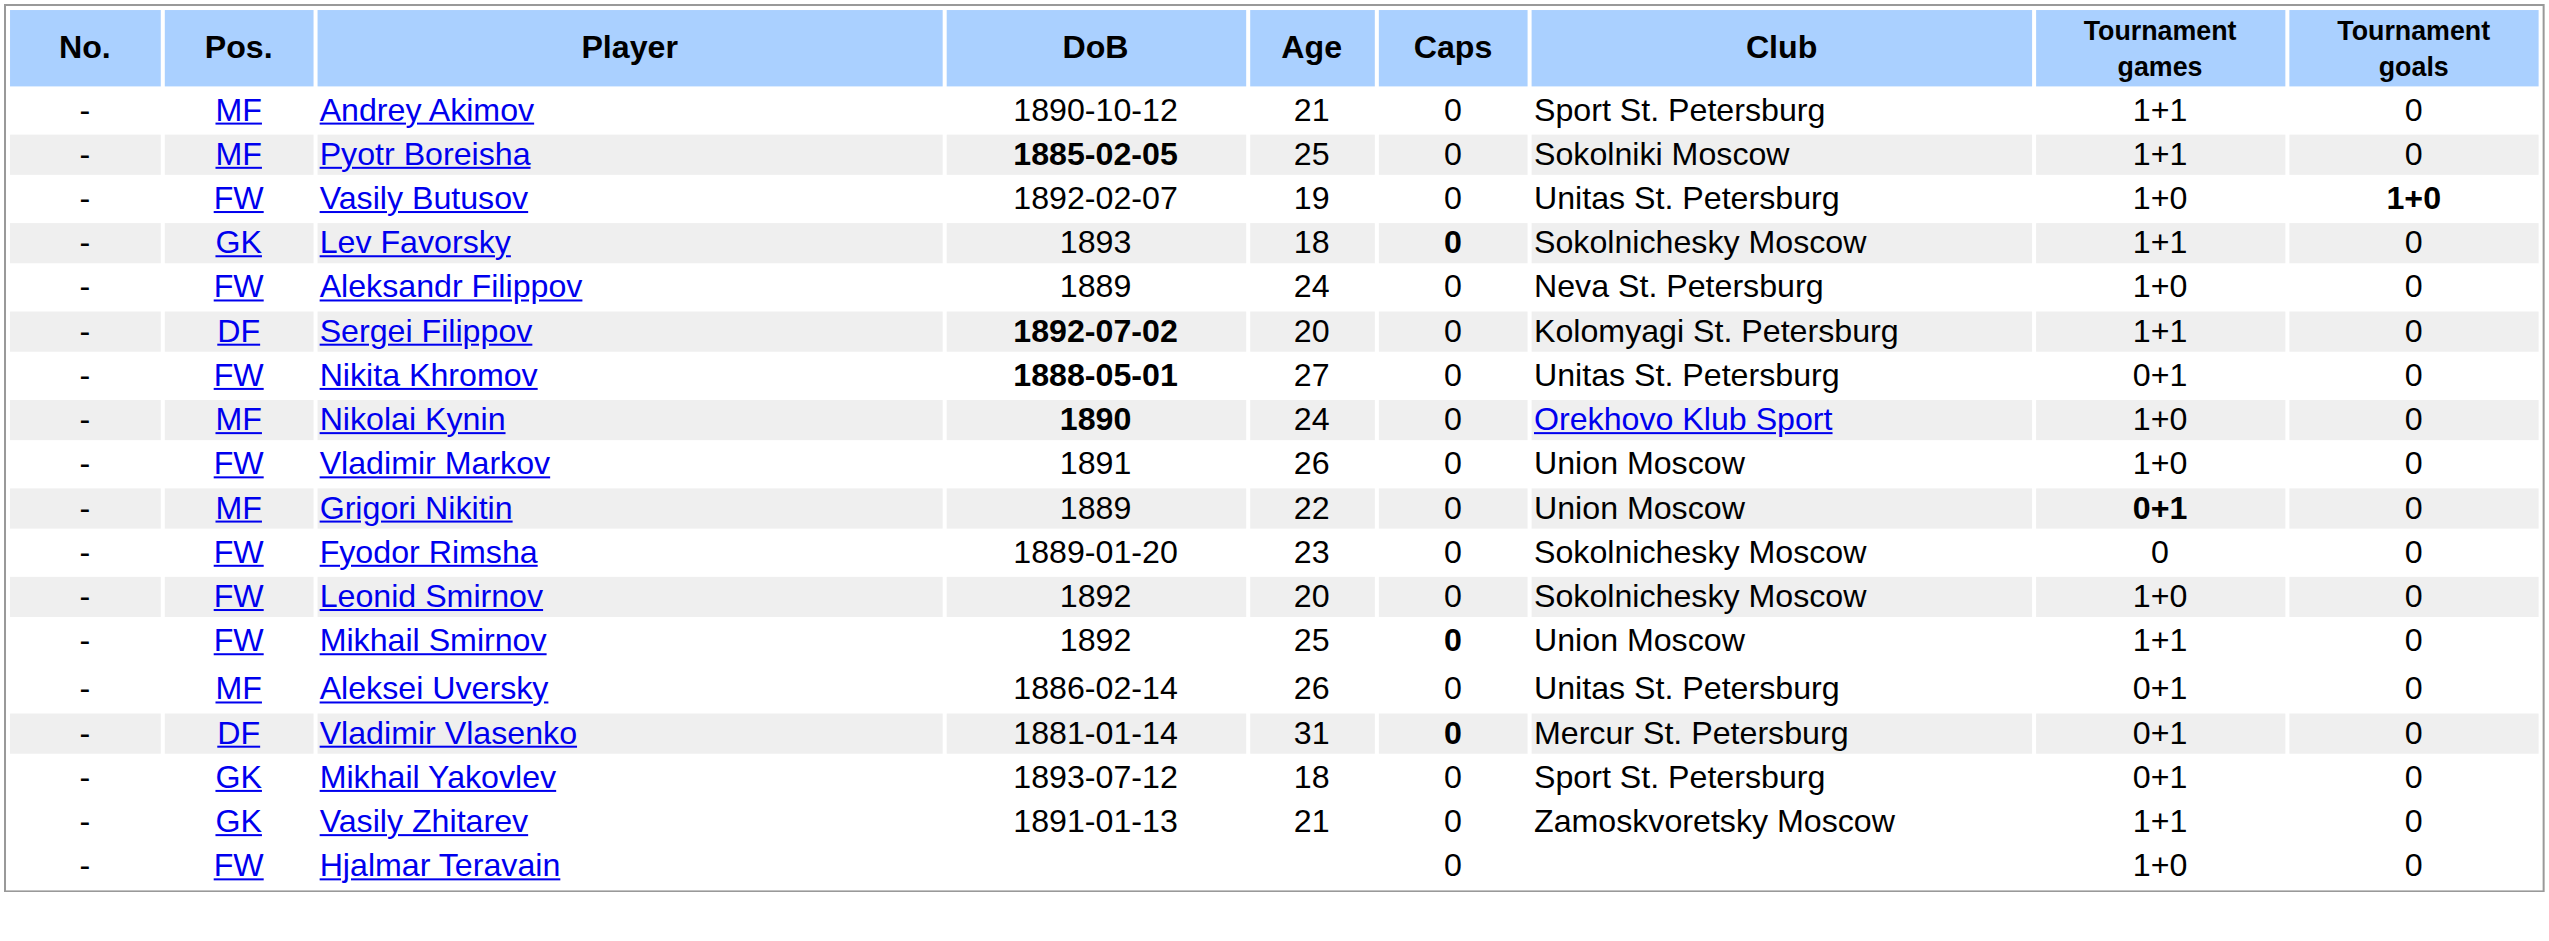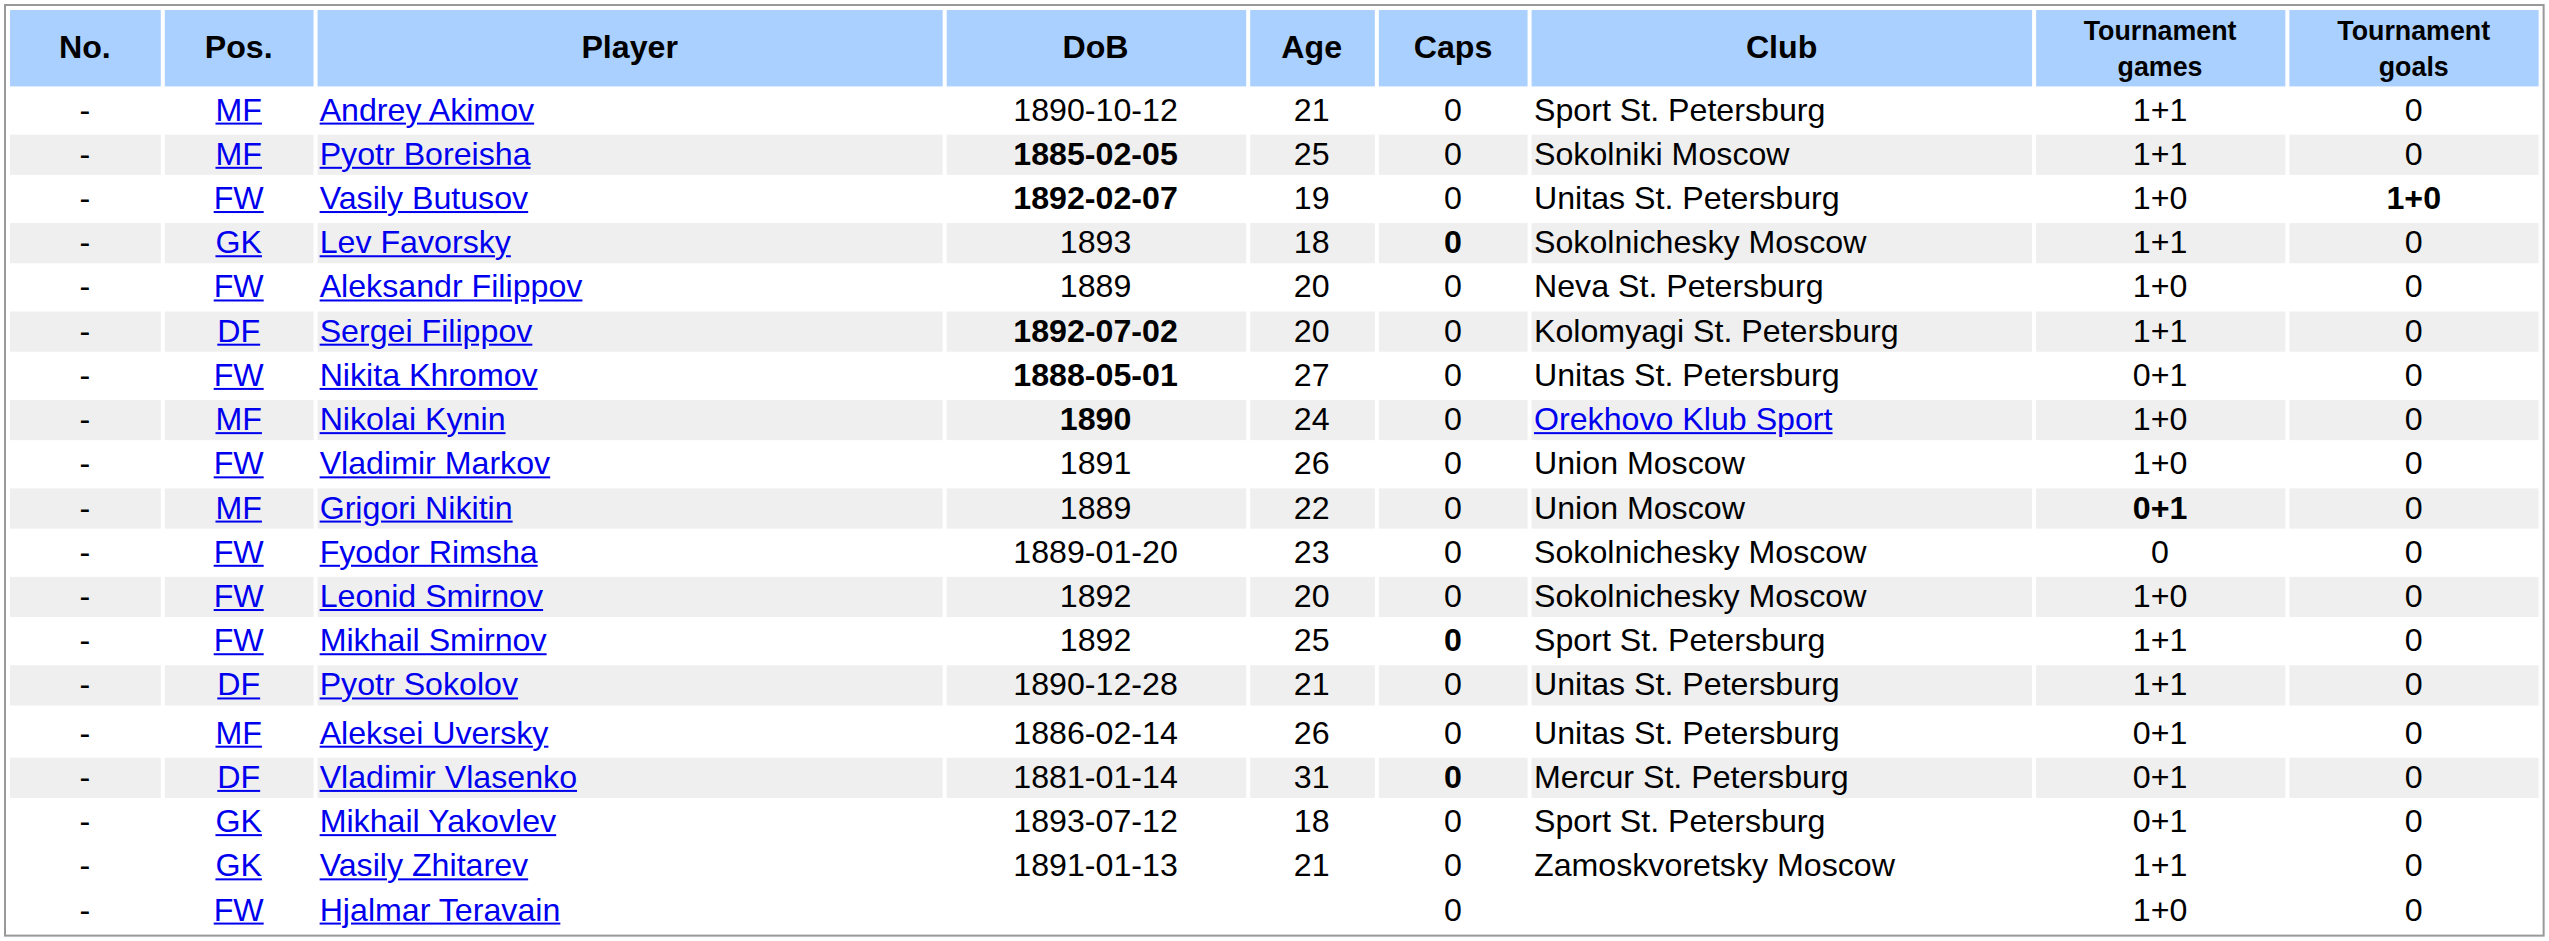(1096, 198) normal -> (1096, 198) bold
(1312, 286) 24 -> (1312, 286) 20
(1639, 640) Union Moscow -> (1680, 640) Sport St. Petersburg
+ row: (419, 684)
